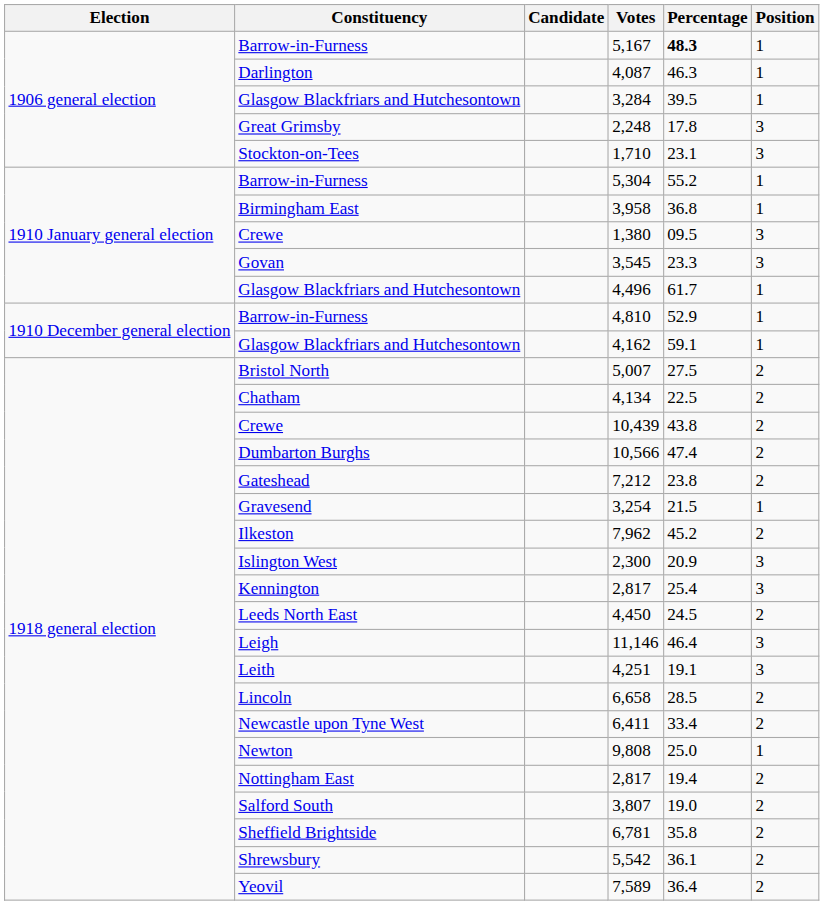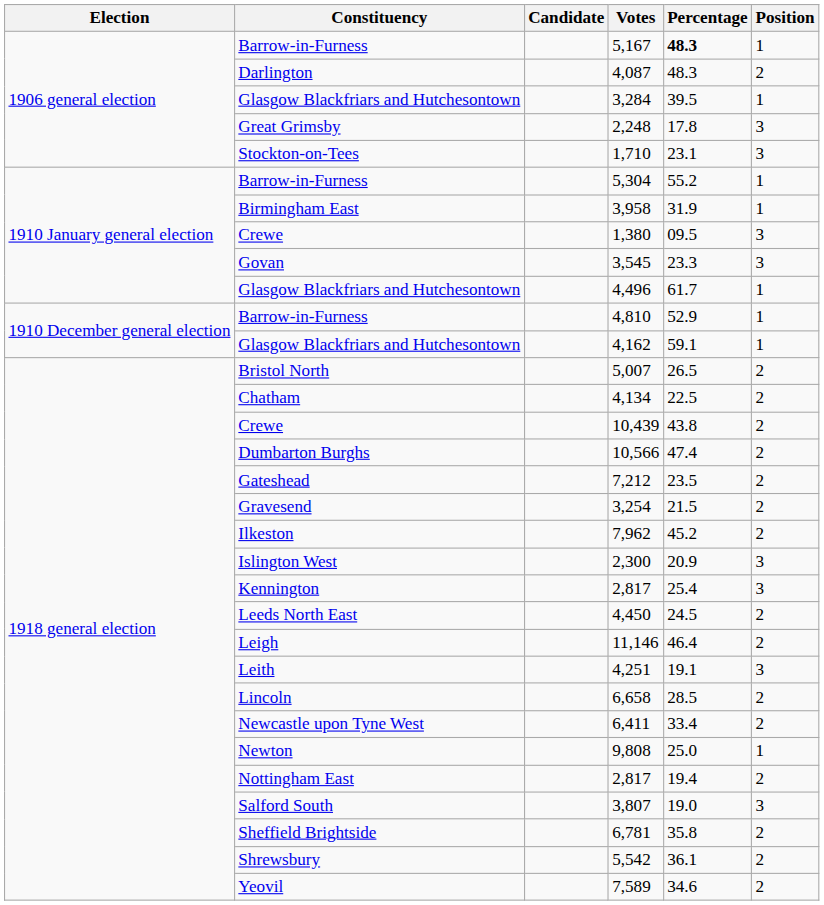(682, 72) 46.3 -> (682, 72) 48.3
(760, 72) 1 -> (760, 72) 2
(682, 208) 36.8 -> (682, 208) 31.9
(682, 371) 27.5 -> (682, 371) 26.5
(682, 479) 23.8 -> (682, 479) 23.5
(760, 506) 1 -> (760, 506) 2
(760, 642) 3 -> (760, 642) 2
(760, 805) 2 -> (760, 805) 3
(682, 886) 36.4 -> (682, 886) 34.6
